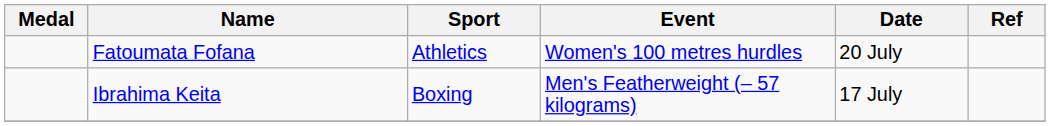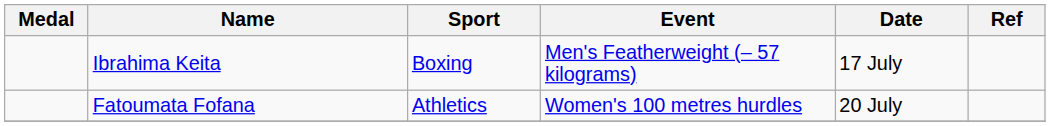rows swapped: (157, 94) <-> (174, 51)
